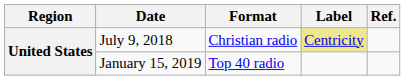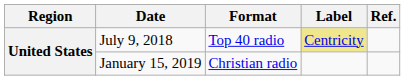(253, 39) Christian radio -> (246, 39) Top 40 radio
(246, 63) Top 40 radio -> (253, 63) Christian radio
